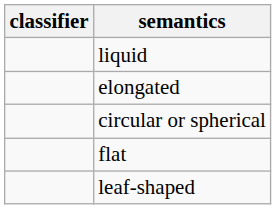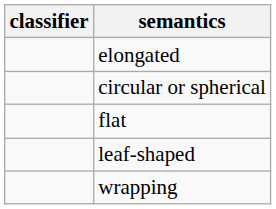- row: (123, 54)
+ row: (138, 187)
